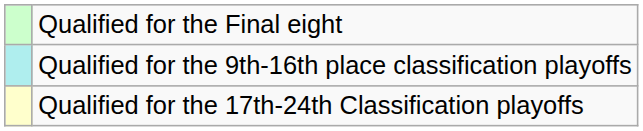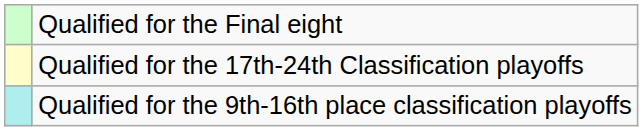rows swapped: (335, 65) <-> (311, 105)
